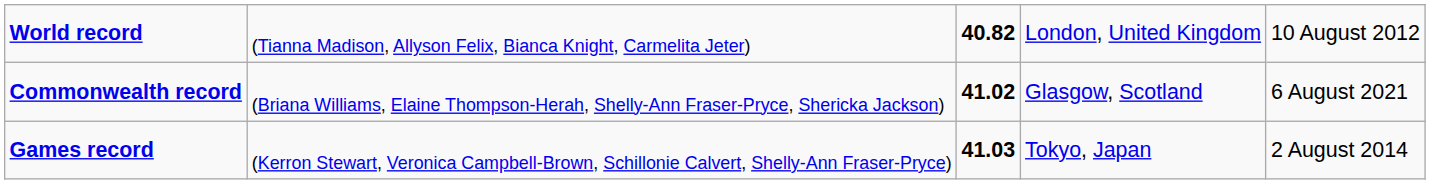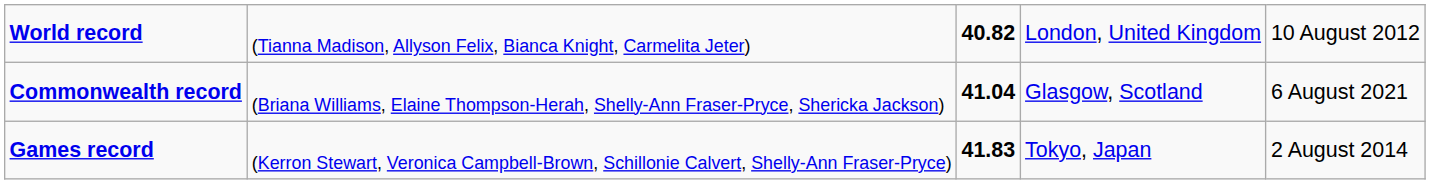(988, 91) 41.02 -> (988, 91) 41.04
(988, 149) 41.03 -> (988, 149) 41.83
